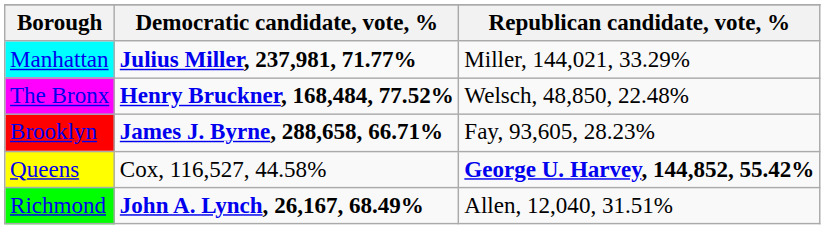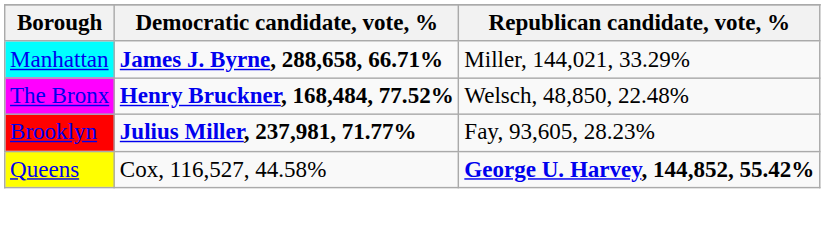(268, 59) Julius Miller, 237,981, 71.77% -> (281, 59) James J. Byrne, 288,658, 66.71%
(281, 132) James J. Byrne, 288,658, 66.71% -> (268, 132) Julius Miller, 237,981, 71.77%
- row: (58, 205)
